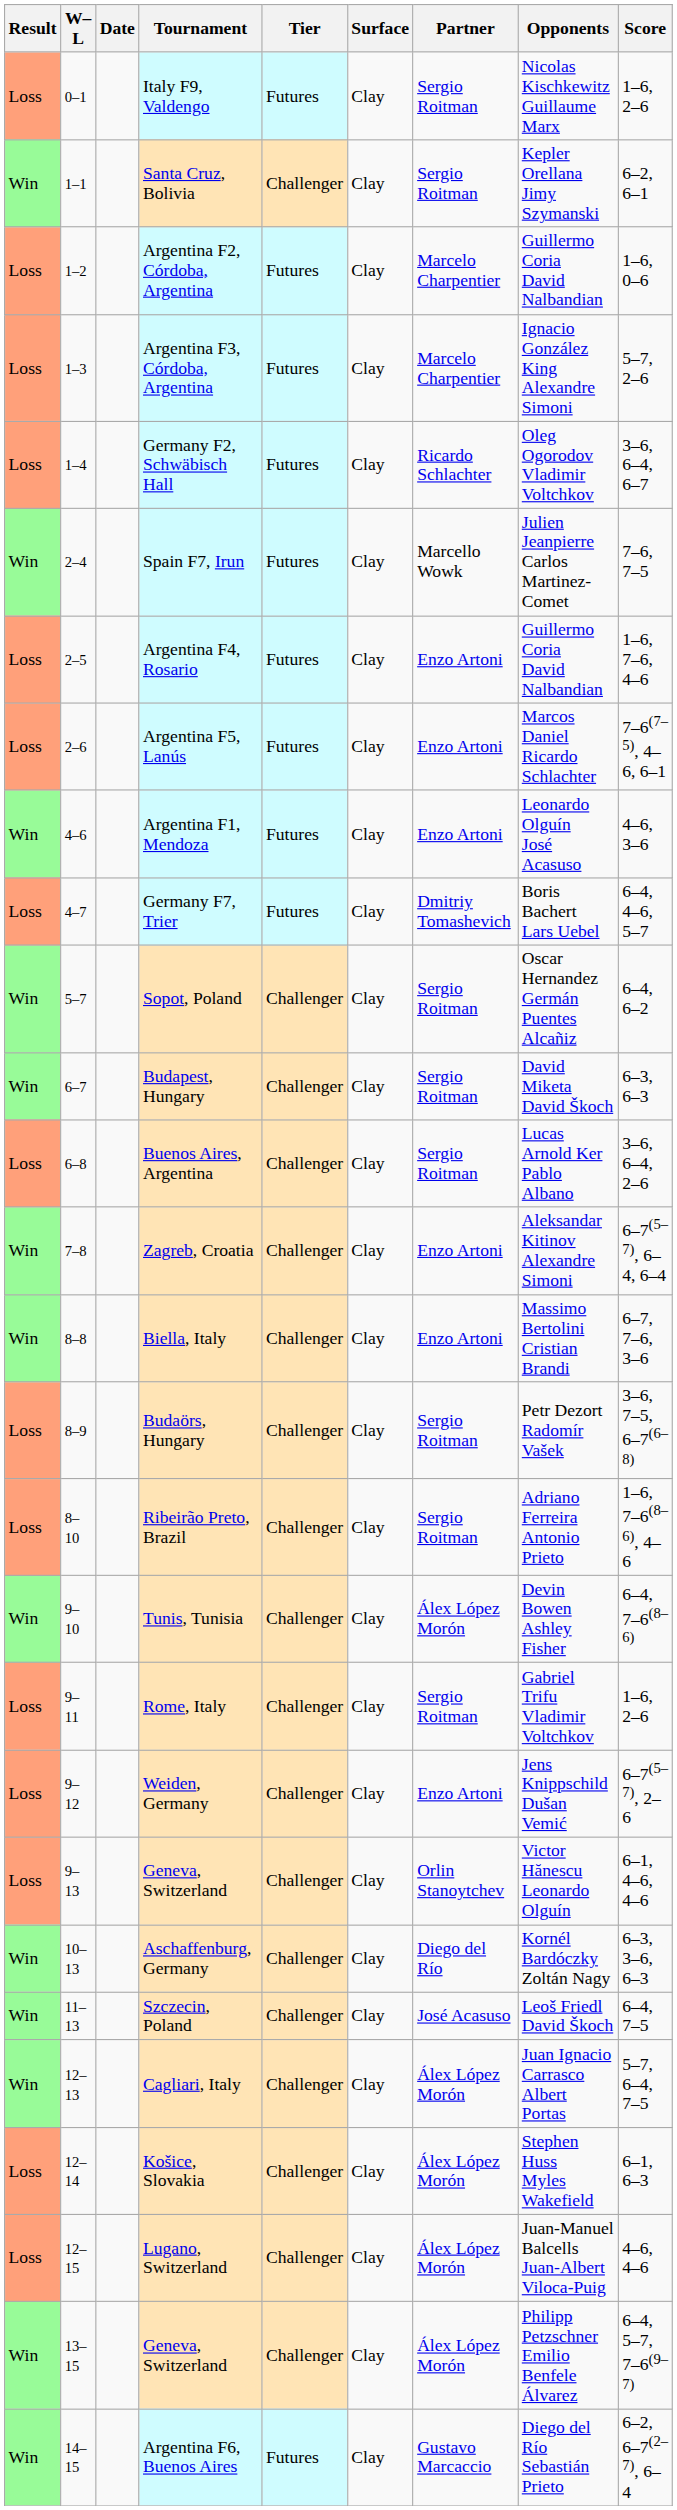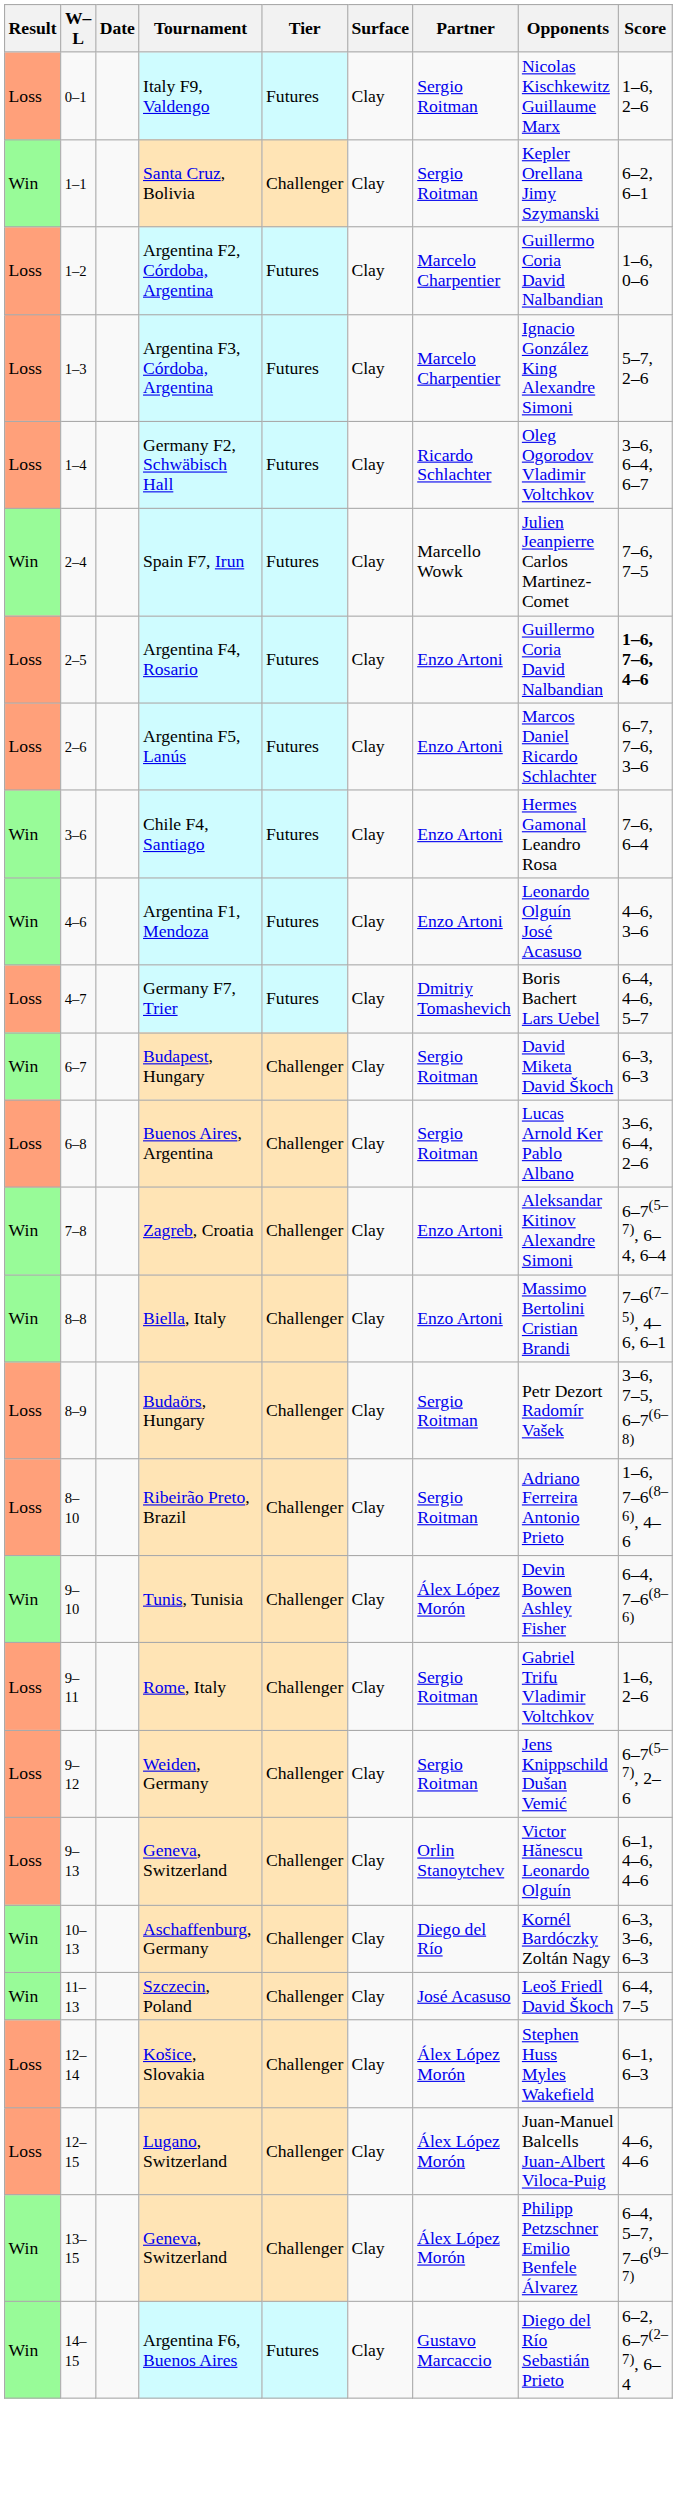(638, 659) normal -> (638, 659) bold
(645, 746) 7–6(7–5), 4–6, 6–1 -> (638, 746) 6–7, 7–6, 3–6
+ row: (76, 835)
- row: (76, 999)
(638, 1338) 6–7, 7–6, 3–6 -> (645, 1318) 7–6(7–5), 4–6, 6–1
(460, 1793) Enzo Artoni -> (448, 1773) Sergio Roitman
- row: (76, 2084)
